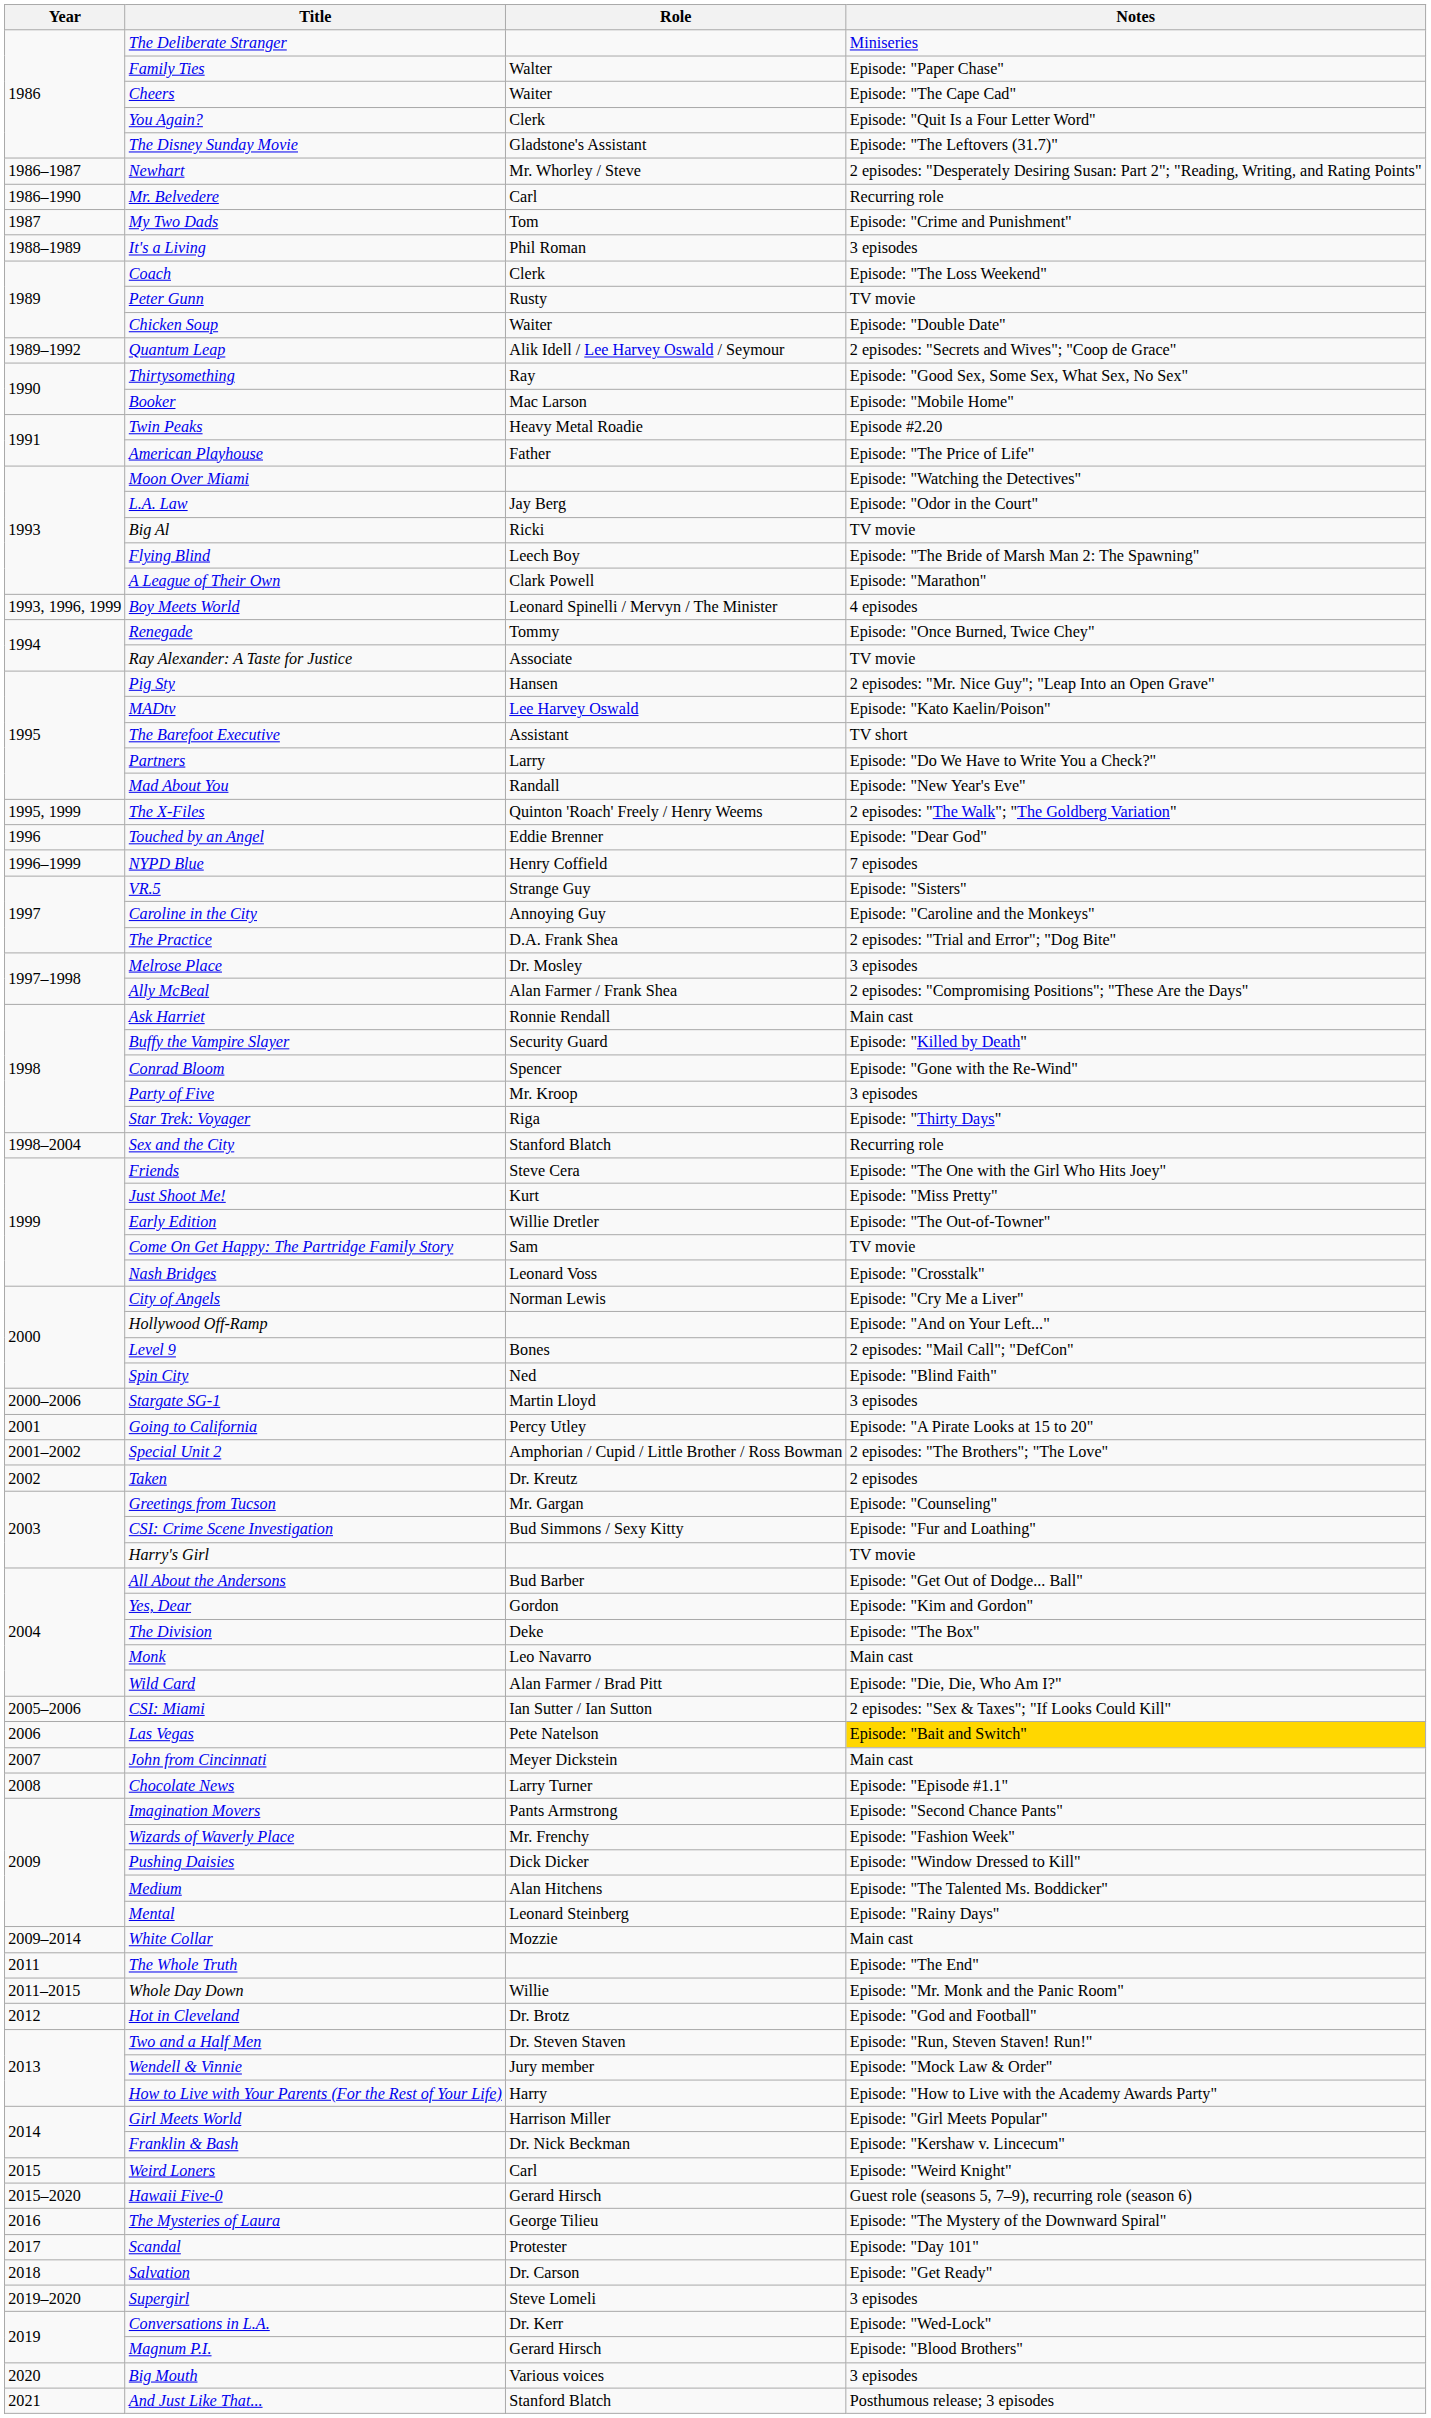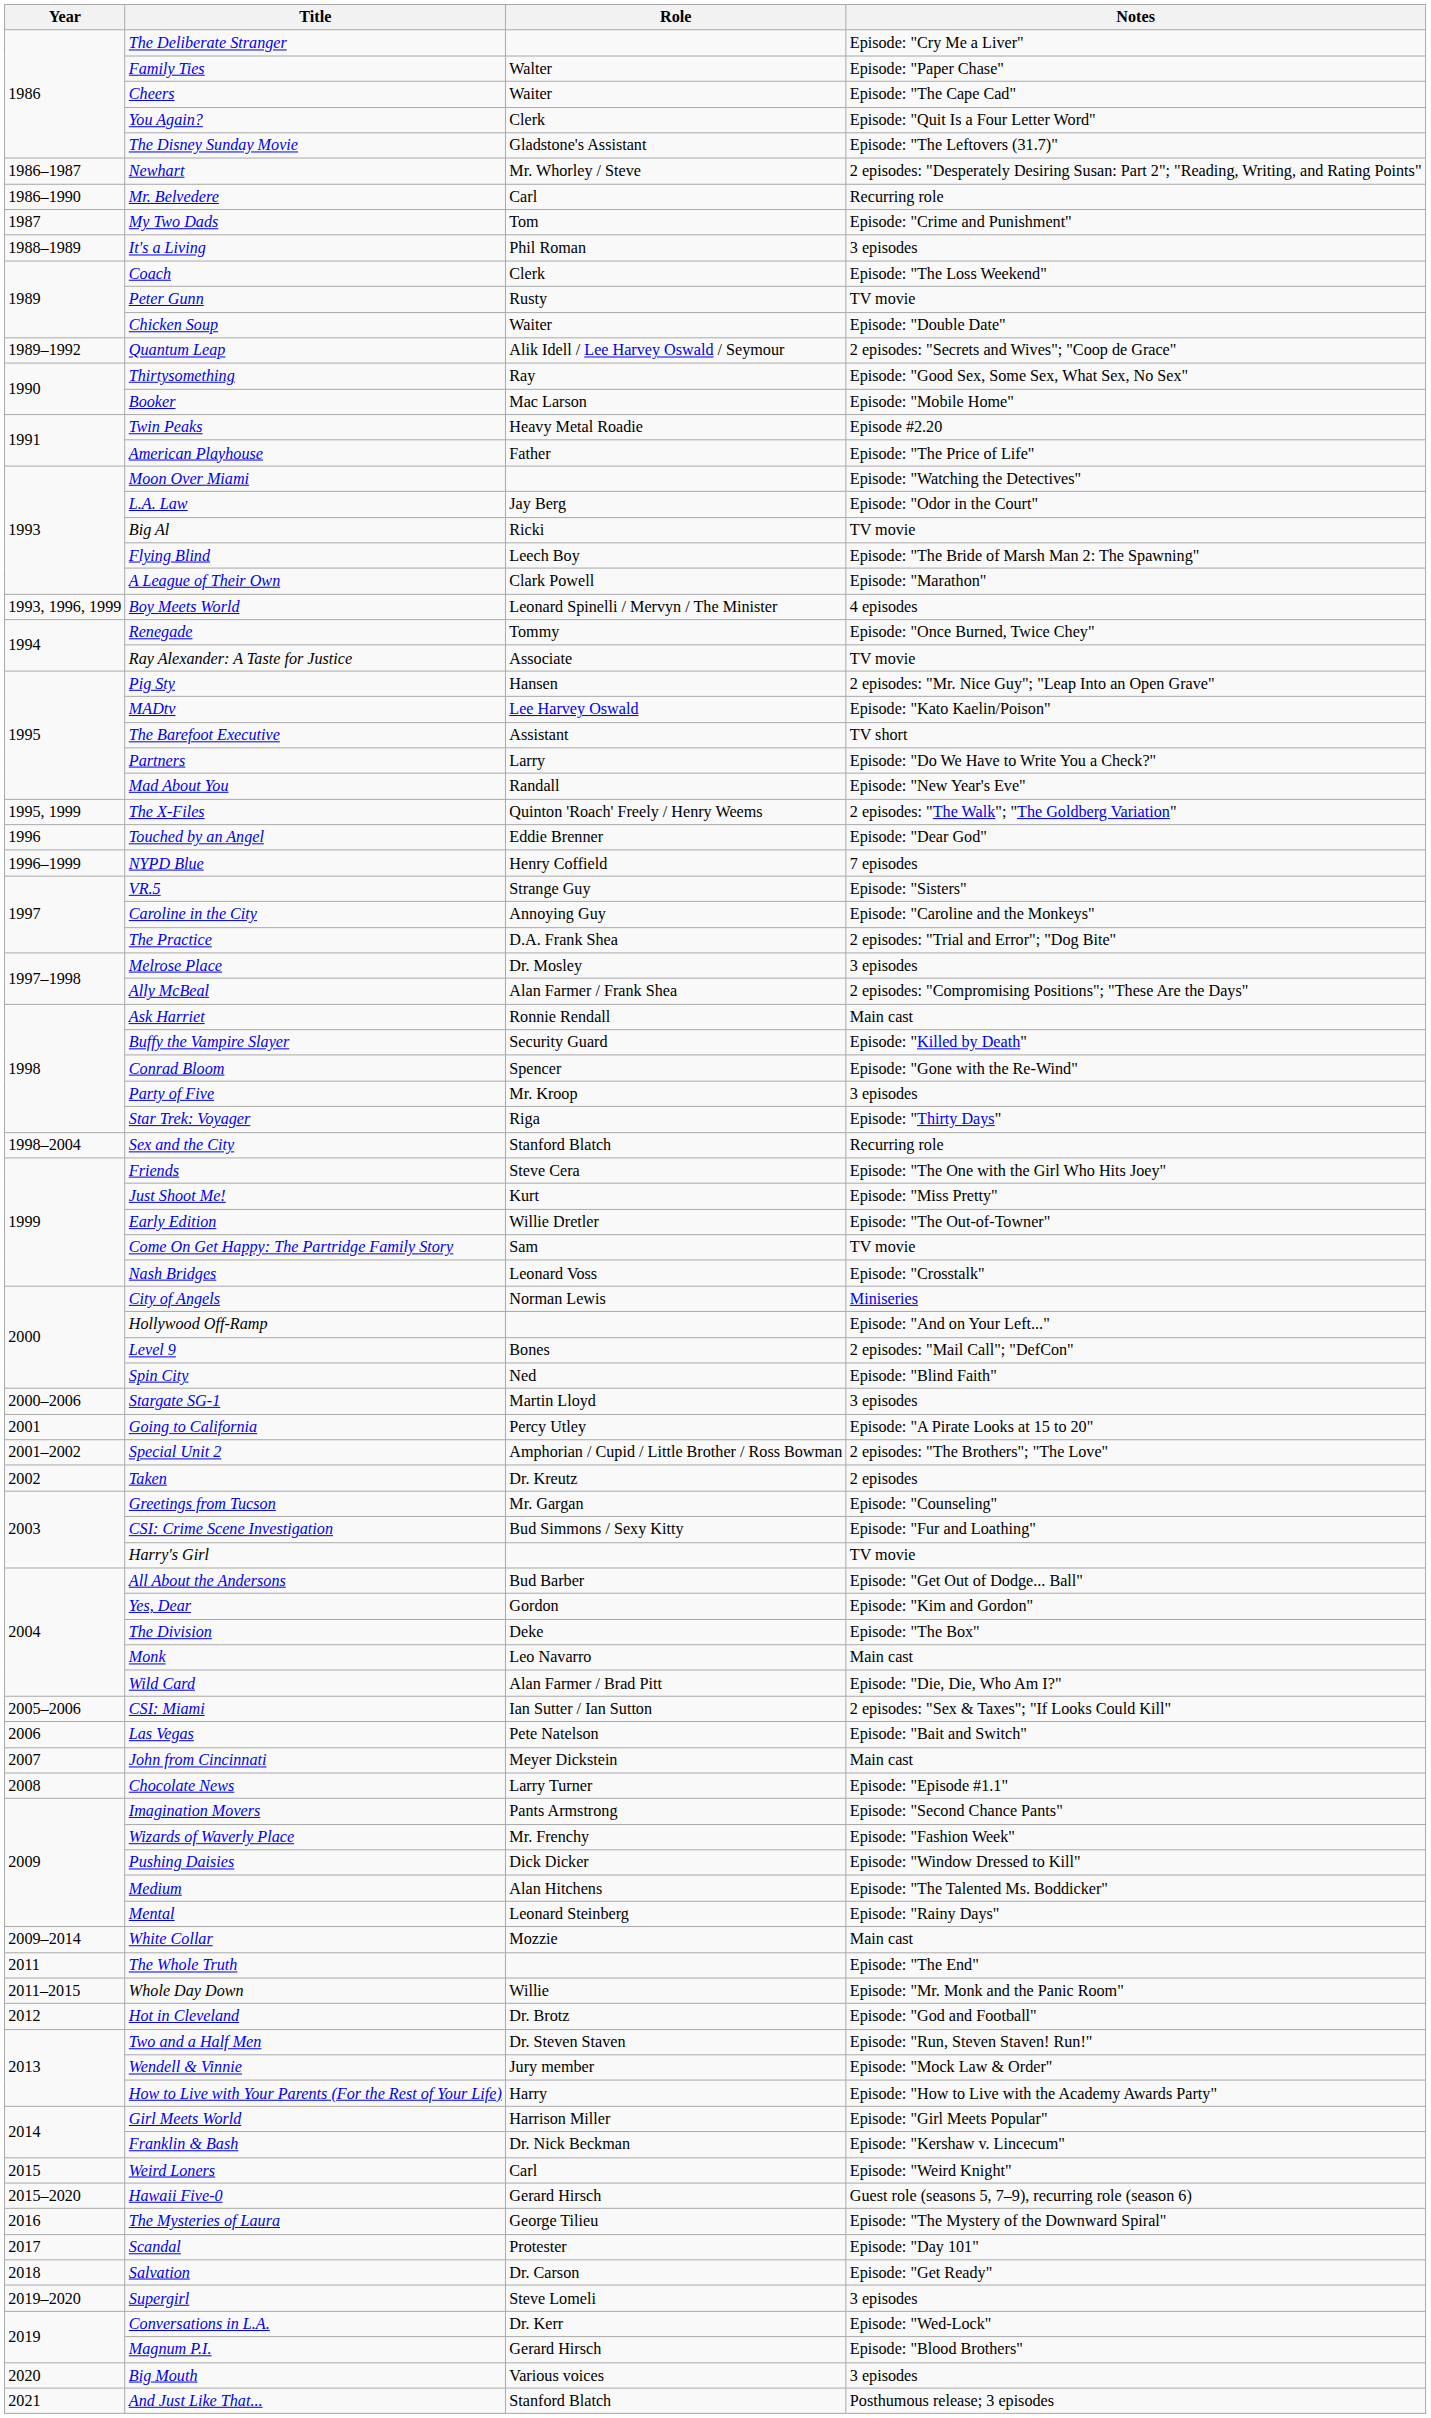(884, 42) Miniseries -> (937, 42) Episode: "Cry Me a Liver"
(937, 1298) Episode: "Cry Me a Liver" -> (884, 1298) Miniseries
(938, 1734) gold background -> (938, 1734) no background
